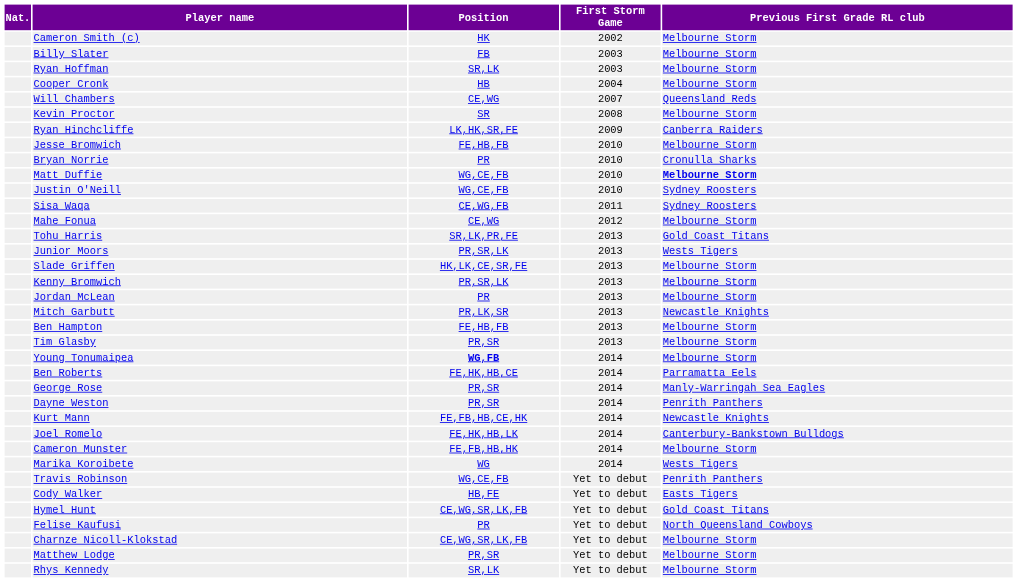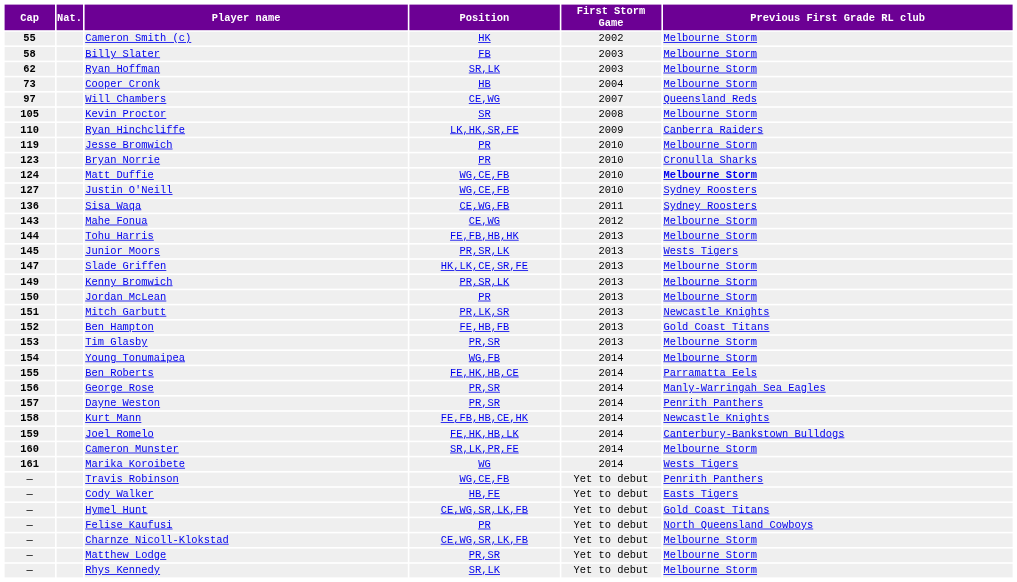+ column: (30, 17)
(484, 145) FE,HB,FB -> (484, 145) PR
(484, 236) SR,LK,PR,FE -> (484, 236) FE,FB,HB,HK
(716, 236) Gold Coast Titans -> (710, 236) Melbourne Storm
(710, 327) Melbourne Storm -> (716, 327) Gold Coast Titans
(484, 358) bold -> (484, 358) normal
(484, 449) FE,FB,HB,HK -> (484, 449) SR,LK,PR,FE
